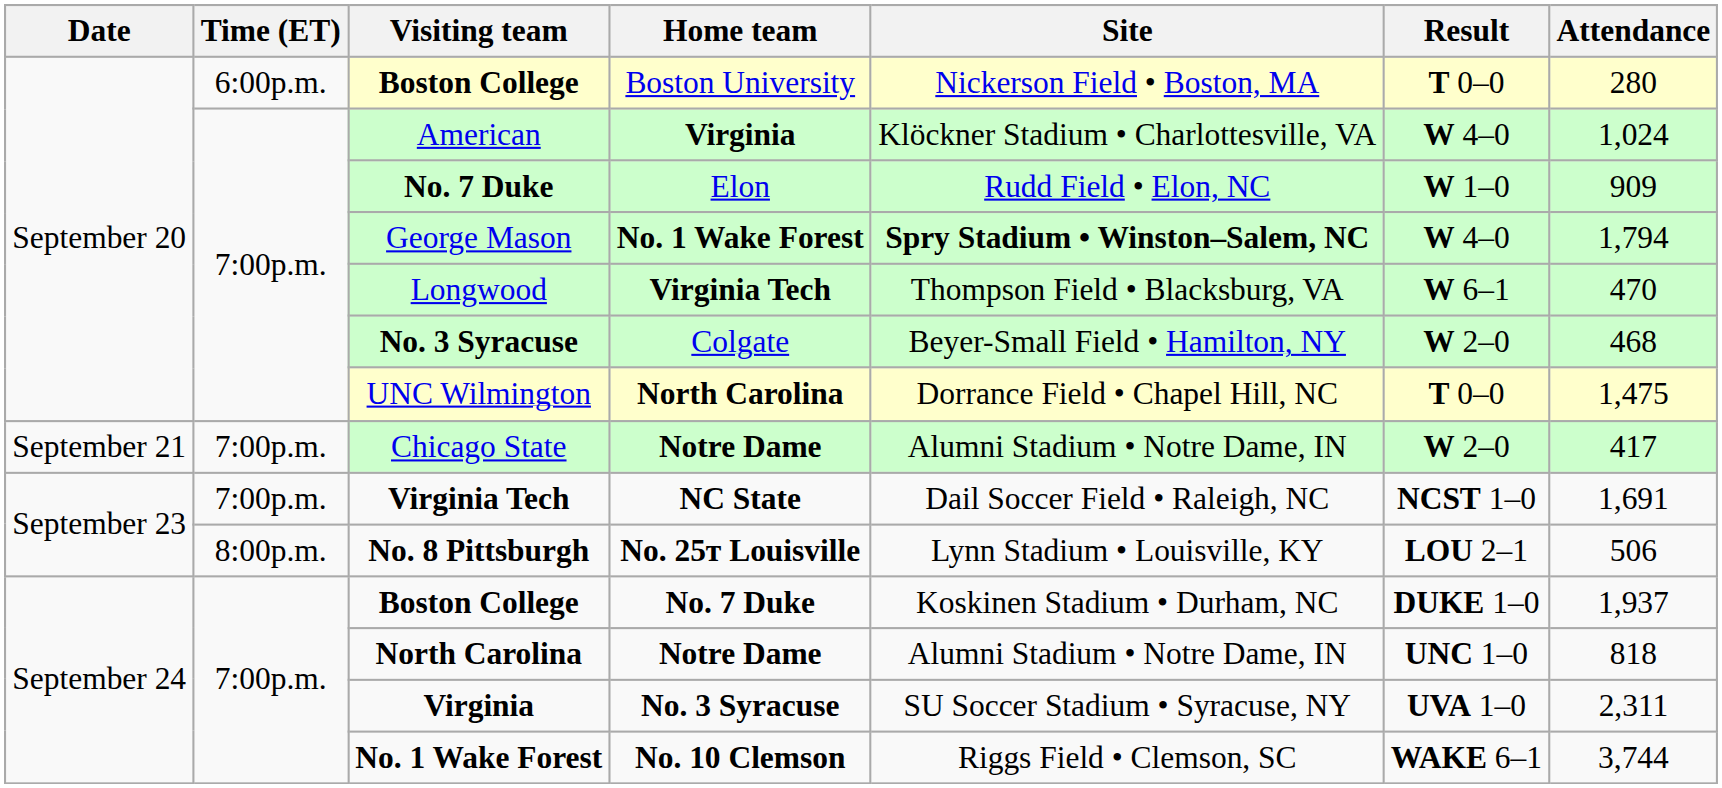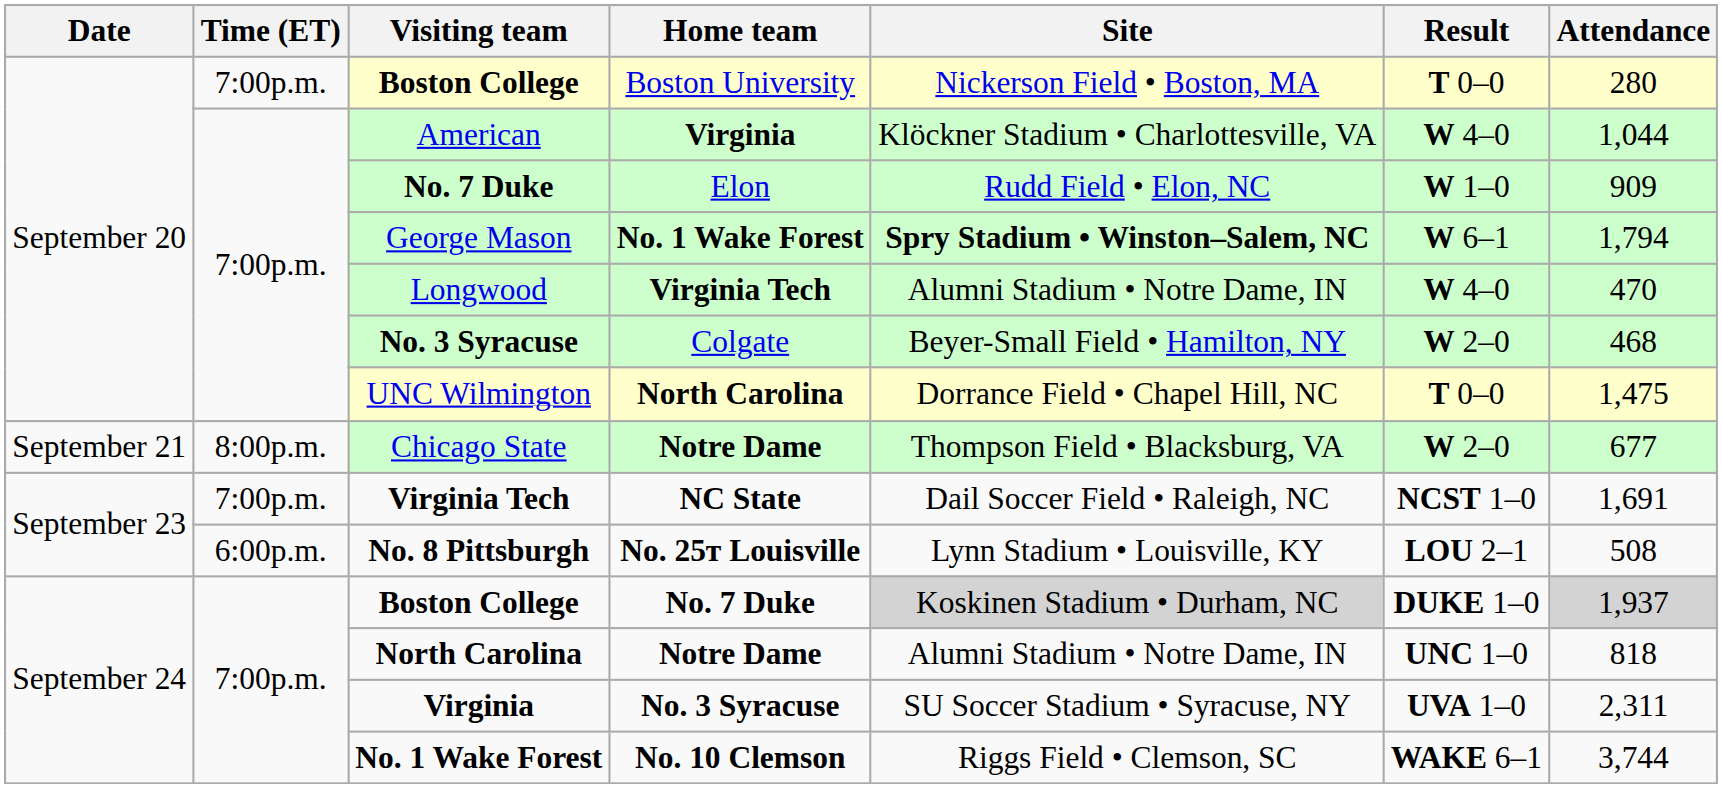(271, 82) 6:00p.m. -> (271, 82) 7:00p.m.
(1633, 134) 1,024 -> (1633, 134) 1,044
(1466, 238) W 4–0 -> (1466, 238) W 6–1
(1127, 290) Thompson Field • Blacksburg, VA -> (1127, 290) Alumni Stadium • Notre Dame, IN
(1466, 290) W 6–1 -> (1466, 290) W 4–0
(271, 445) 7:00p.m. -> (271, 445) 8:00p.m.
(1127, 445) Alumni Stadium • Notre Dame, IN -> (1127, 445) Thompson Field • Blacksburg, VA
(1633, 445) 417 -> (1633, 445) 677
(271, 549) 8:00p.m. -> (271, 549) 6:00p.m.
(1633, 549) 506 -> (1633, 549) 508
(1127, 601) no background -> (1127, 601) lightgrey background
(1633, 601) no background -> (1633, 601) lightgrey background
